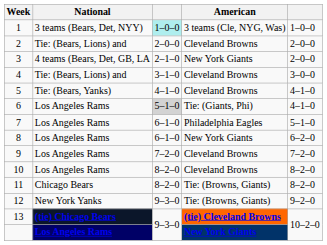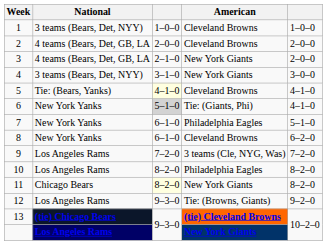(167, 28) paleturquoise background -> (167, 28) no background
(235, 28) 3 teams (Cle, NYG, Was) -> (221, 28) Cleveland Browns
(81, 43) Tie: (Bears, Lions) and -> (92, 43) 4 teams (Bears, Det, GB, LA
(81, 75) Tie: (Bears, Lions) and -> (89, 75) 3 teams (Bears, Det, NYY)
(221, 75) Cleveland Browns -> (218, 75) New York Giants
(167, 91) no background -> (167, 91) lightyellow background
(72, 106) Los Angeles Rams -> (68, 106) New York Yanks
(72, 122) Los Angeles Rams -> (68, 122) New York Yanks
(72, 138) Los Angeles Rams -> (68, 138) New York Yanks
(218, 138) New York Giants -> (221, 138) Cleveland Browns
(221, 153) Cleveland Browns -> (235, 153) 3 teams (Cle, NYG, Was)
(221, 169) Cleveland Browns -> (223, 169) Philadelphia Eagles
(167, 185) no background -> (167, 185) lightyellow background
(227, 185) Tie: (Browns, Giants) -> (218, 185) New York Giants
(68, 201) New York Yanks -> (72, 201) Los Angeles Rams
